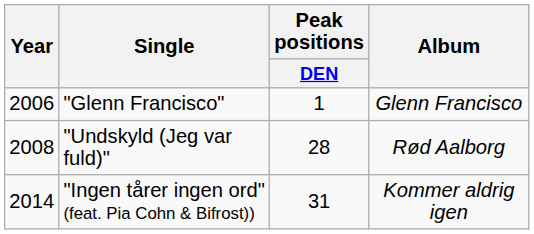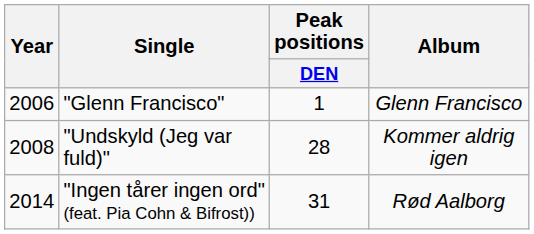(449, 147) Rød Aalborg -> (449, 147) Kommer aldrig igen
(449, 201) Kommer aldrig igen -> (449, 201) Rød Aalborg
